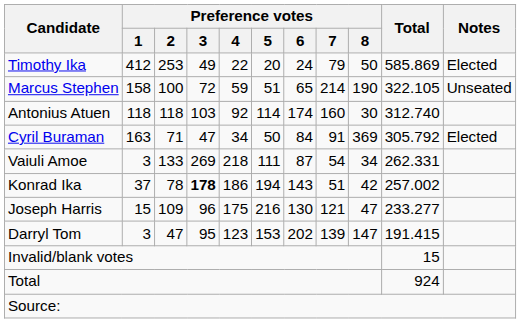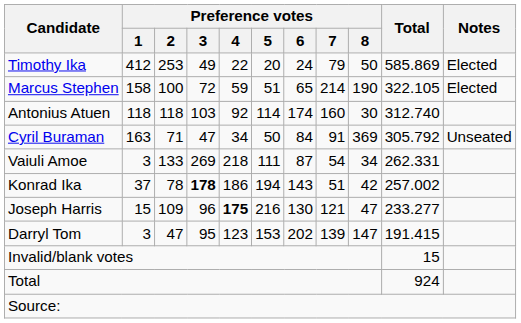(479, 88) Unseated -> (472, 88) Elected
(472, 137) Elected -> (479, 137) Unseated
(235, 209) normal -> (235, 209) bold
